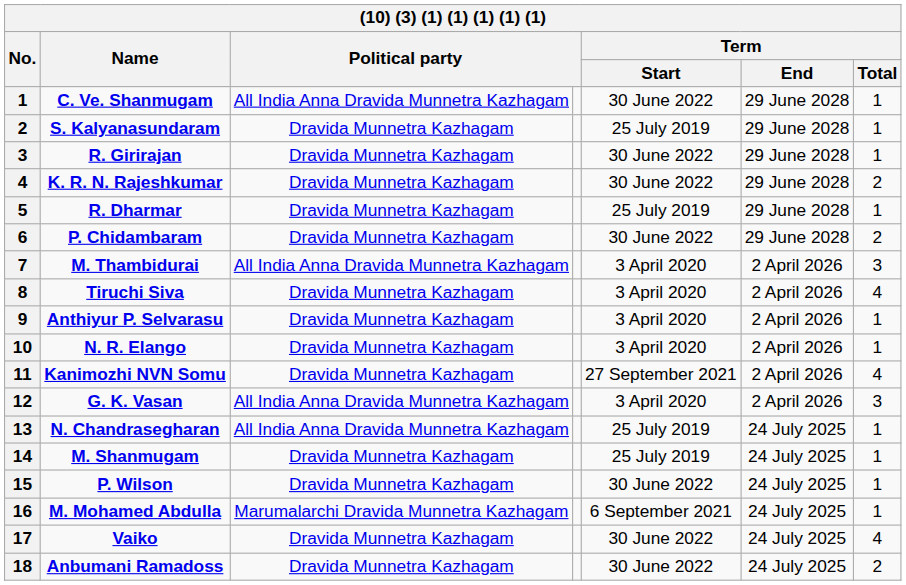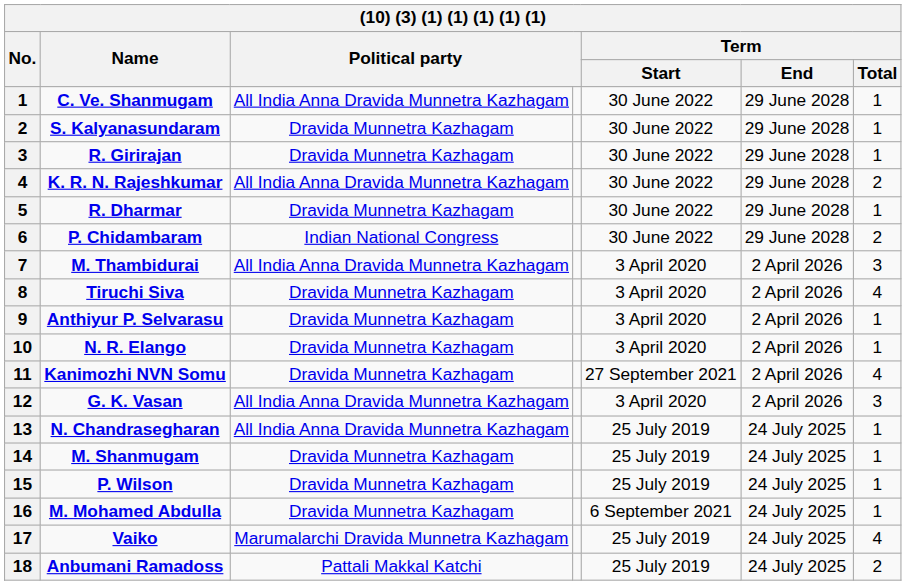(661, 127) 25 July 2019 -> (661, 127) 30 June 2022
(401, 182) Dravida Munnetra Kazhagam -> (401, 182) All India Anna Dravida Munnetra Kazhagam
(661, 210) 25 July 2019 -> (661, 210) 30 June 2022
(401, 237) Dravida Munnetra Kazhagam -> (401, 237) Indian National Congress
(661, 484) 30 June 2022 -> (661, 484) 25 July 2019
(401, 511) Marumalarchi Dravida Munnetra Kazhagam -> (401, 511) Dravida Munnetra Kazhagam
(401, 538) Dravida Munnetra Kazhagam -> (401, 538) Marumalarchi Dravida Munnetra Kazhagam
(661, 538) 30 June 2022 -> (661, 538) 25 July 2019
(401, 566) Dravida Munnetra Kazhagam -> (401, 566) Pattali Makkal Katchi
(661, 566) 30 June 2022 -> (661, 566) 25 July 2019
